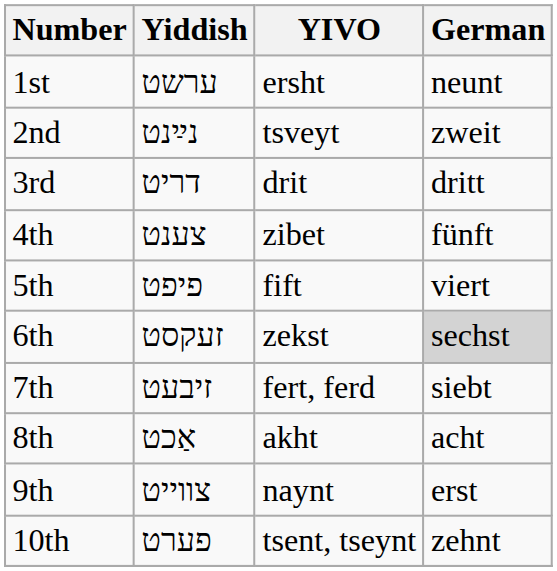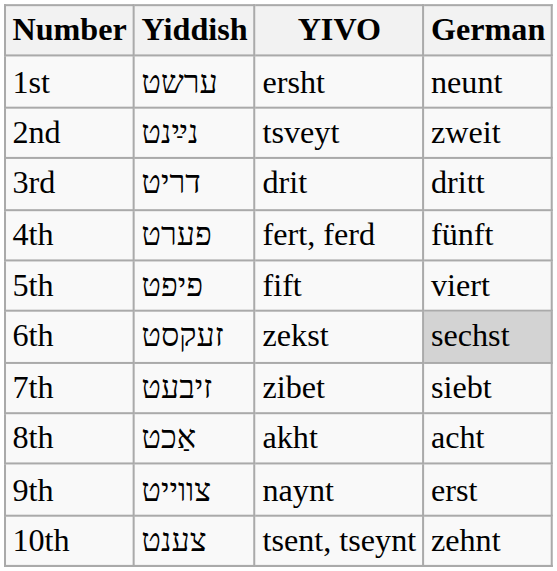(174, 234) צענט -> (177, 234) פערט
(294, 234) zibet -> (319, 234) fert, ferd
(319, 387) fert, ferd -> (294, 387) zibet
(177, 540) פערט -> (174, 540) צענט
